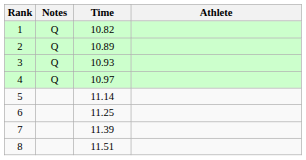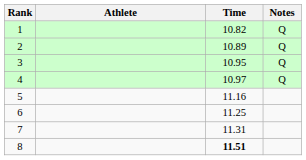columns swapped: (216, 12) <-> (55, 12)
(102, 63) 10.93 -> (234, 63) 10.95
(102, 96) 11.14 -> (234, 96) 11.16
(102, 130) 11.39 -> (234, 130) 11.31
(102, 146) normal -> (234, 146) bold
